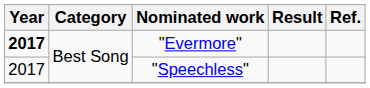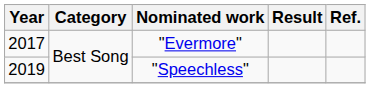(27, 43) bold -> (27, 43) normal
(27, 69) 2017 -> (27, 69) 2019
